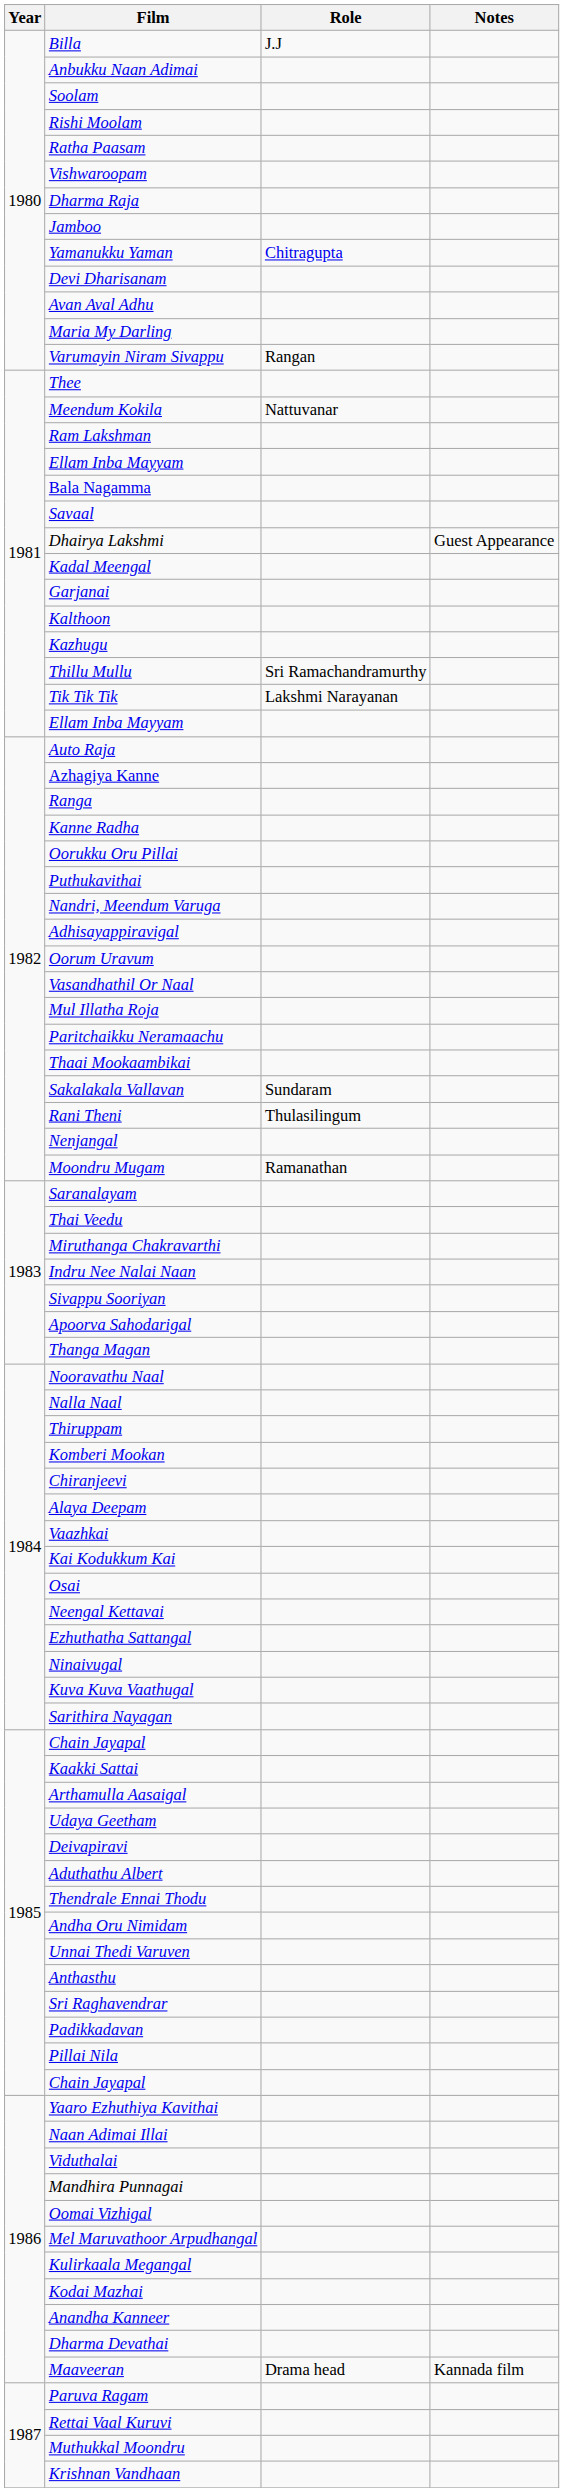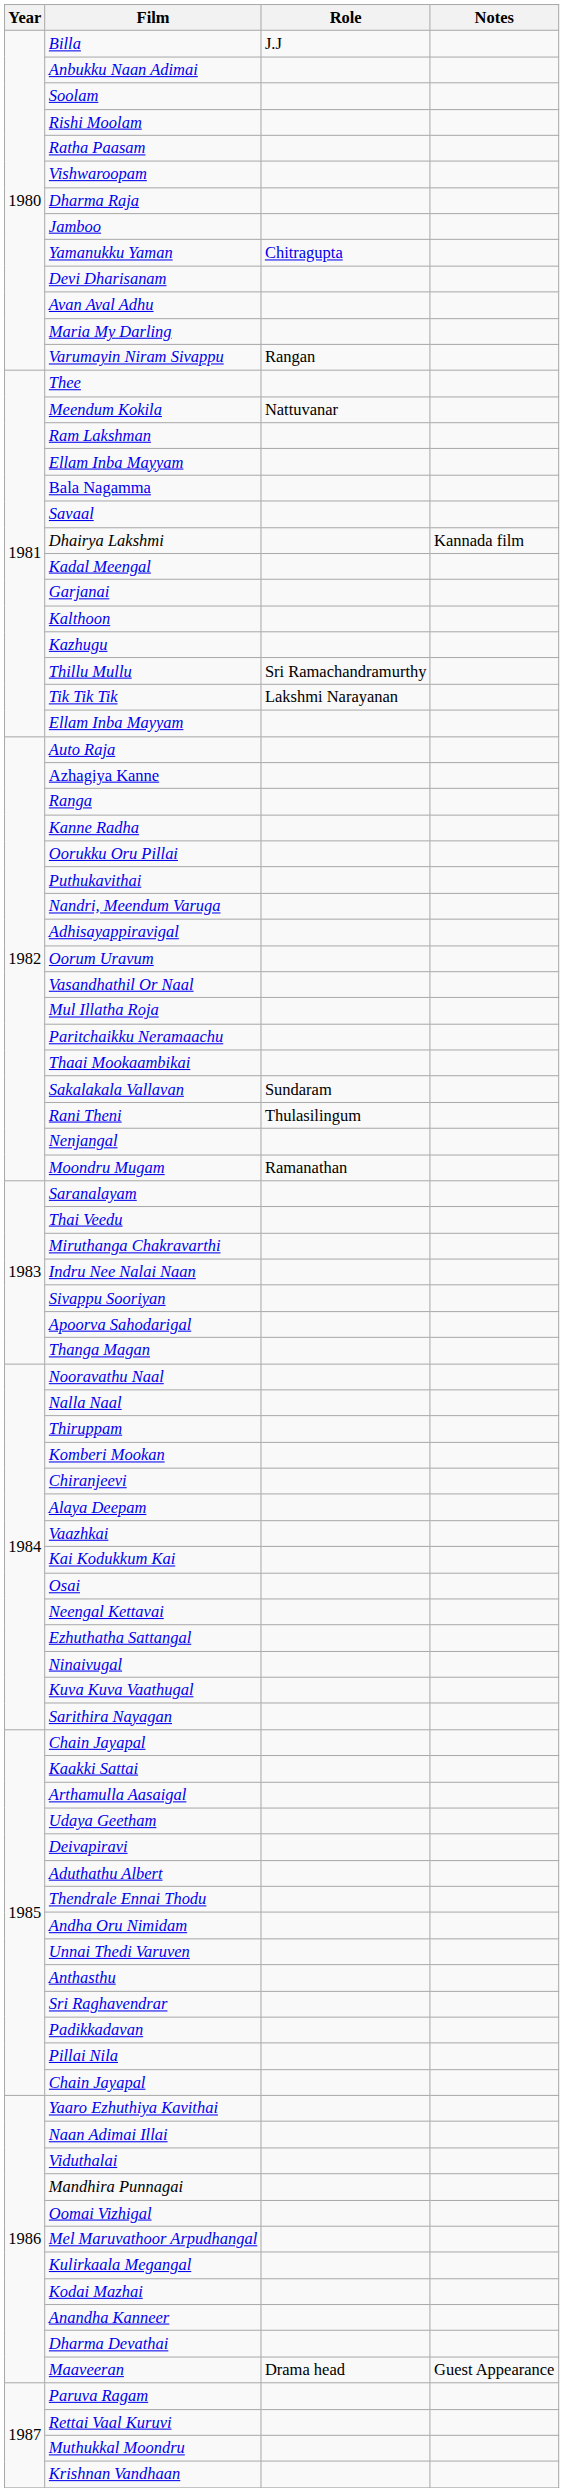(494, 540) Guest Appearance -> (479, 540) Kannada film
(479, 2369) Kannada film -> (494, 2369) Guest Appearance
